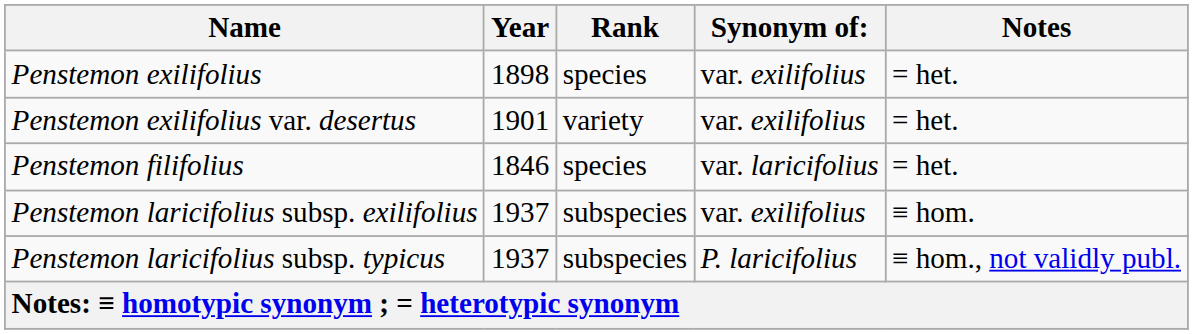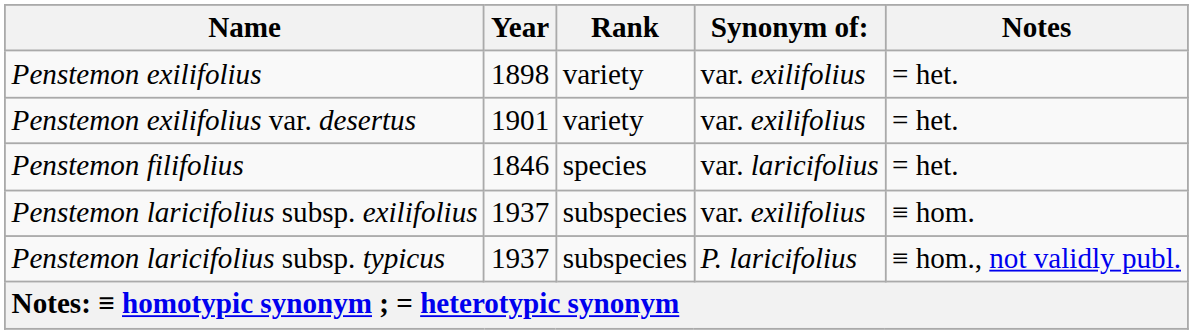(605, 73) species -> (603, 73) variety
